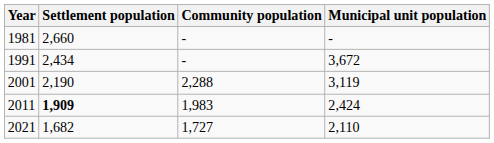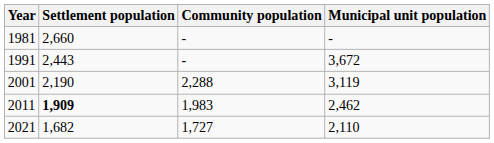(58, 60) 2,434 -> (58, 60) 2,443
(344, 104) 2,424 -> (344, 104) 2,462
